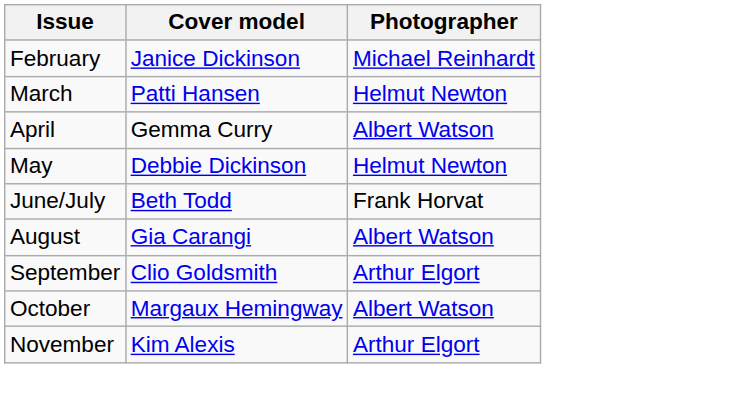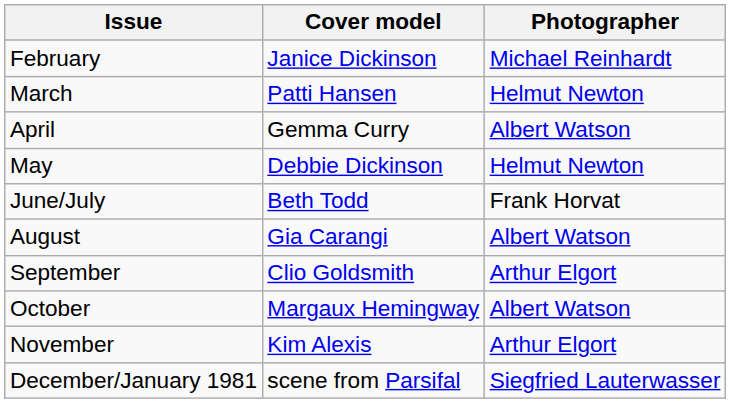+ row: (133, 380)
